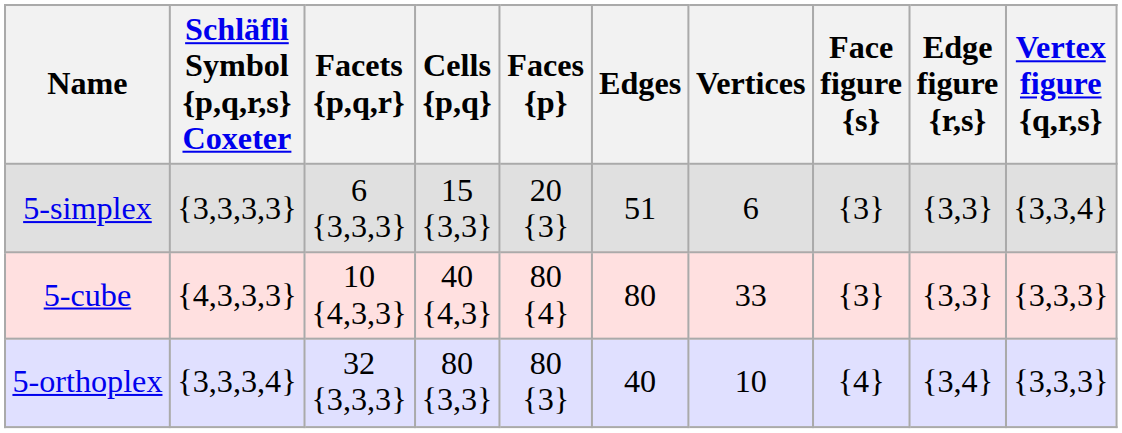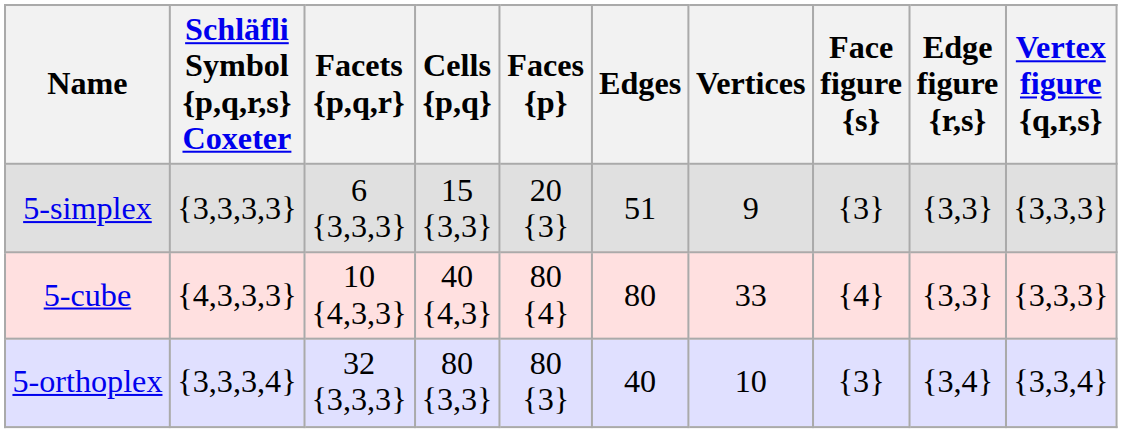(751, 207) 6 -> (751, 207) 9
(1061, 207) {3,3,4} -> (1061, 207) {3,3,3}
(861, 294) {3} -> (861, 294) {4}
(861, 382) {4} -> (861, 382) {3}
(1061, 382) {3,3,3} -> (1061, 382) {3,3,4}
